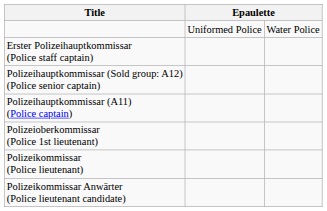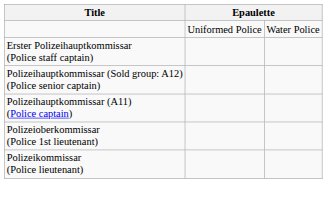- row: (66, 192)
